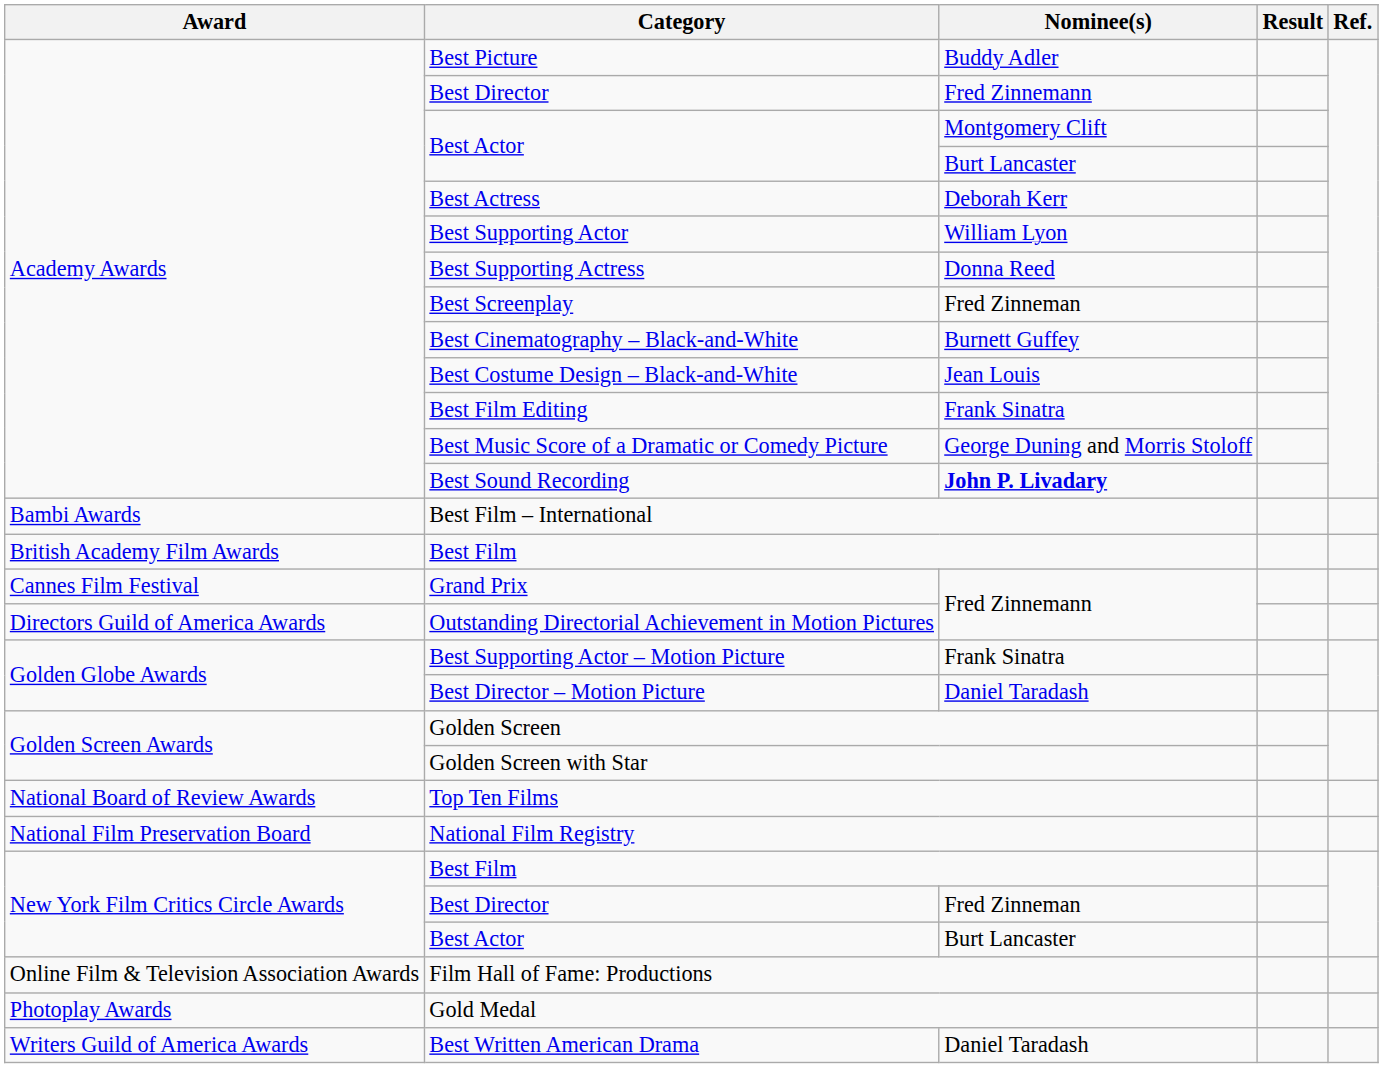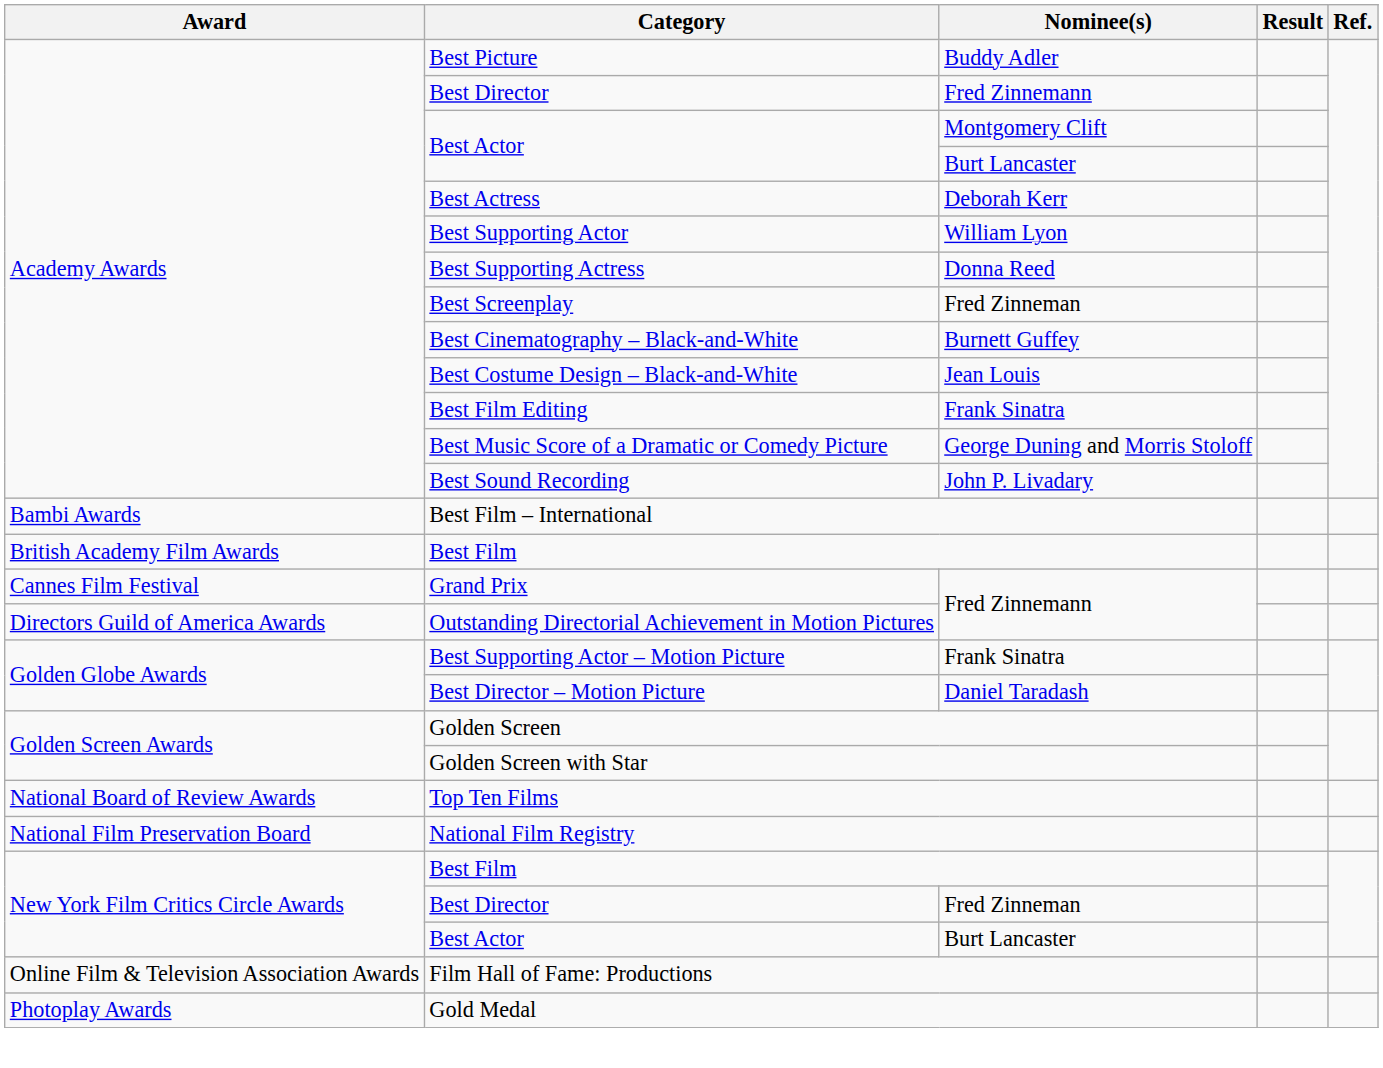(1026, 480) bold -> (1019, 480) normal
- row: (159, 1045)
